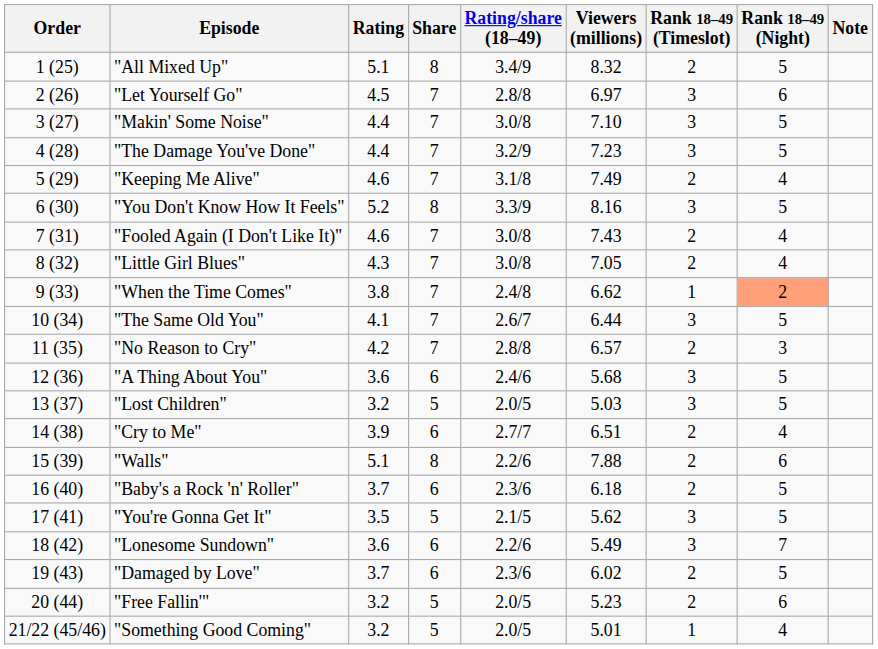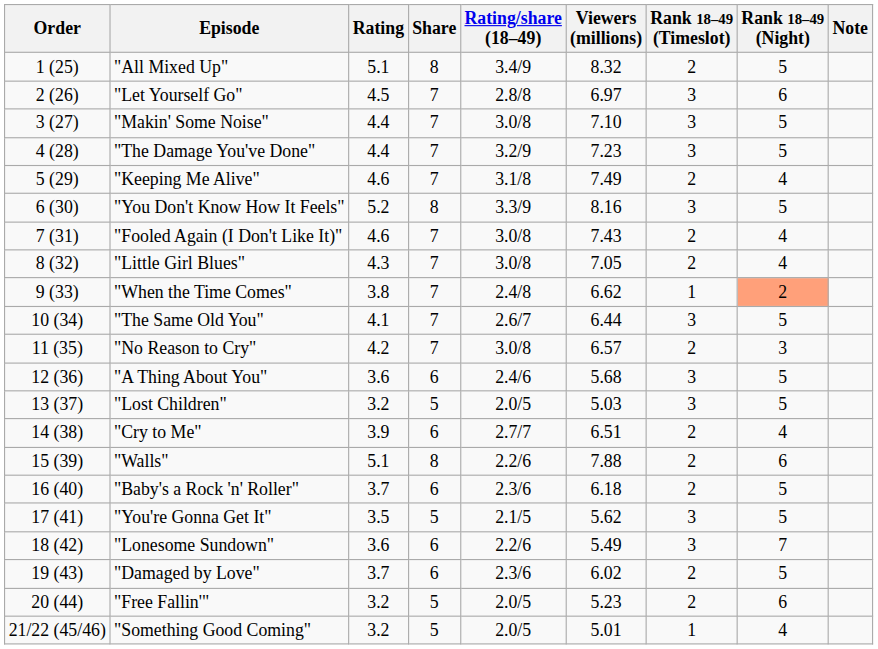(513, 348) 2.8/8 -> (513, 348) 3.0/8
